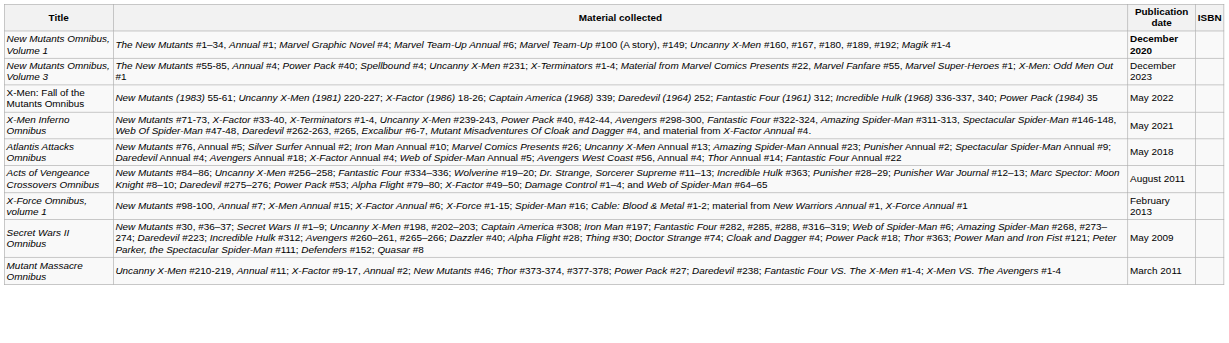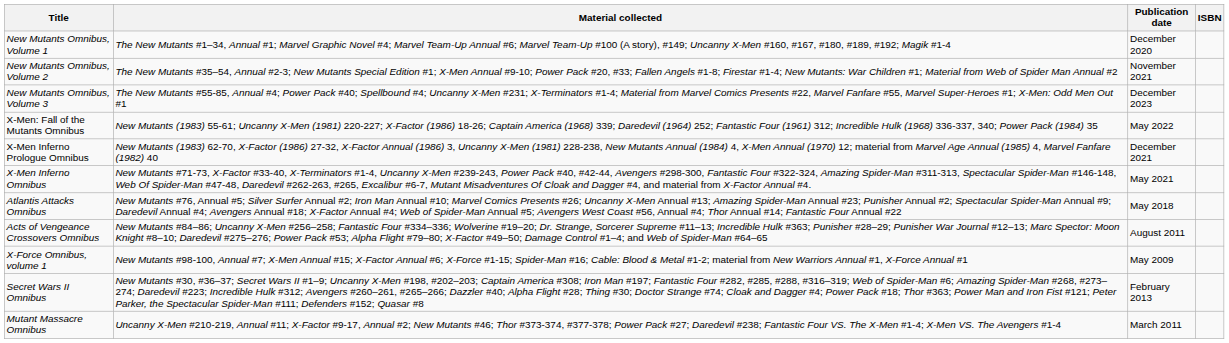(1154, 44) bold -> (1153, 44) normal
+ row: (58, 71)
+ row: (48, 152)
(1150, 206) February 2013 -> (1152, 259) May 2009
(1152, 238) May 2009 -> (1150, 292) February 2013
